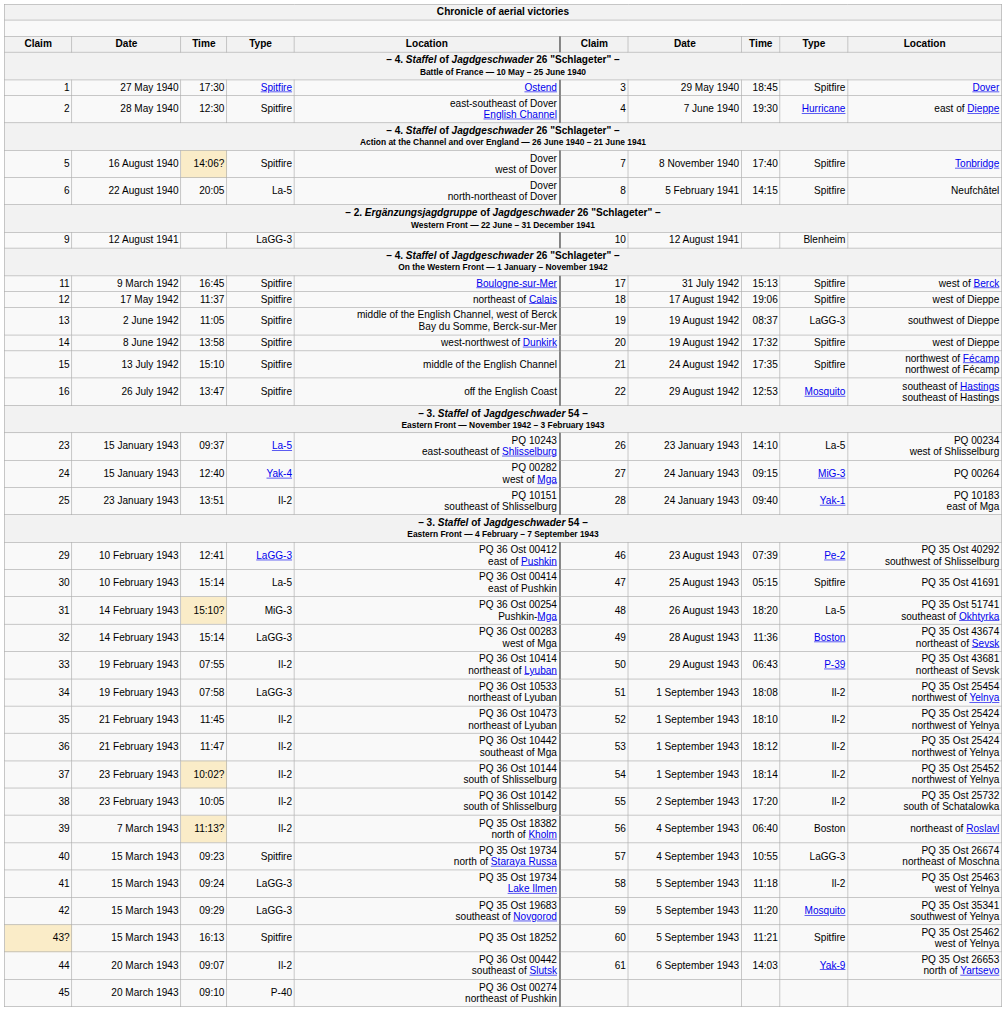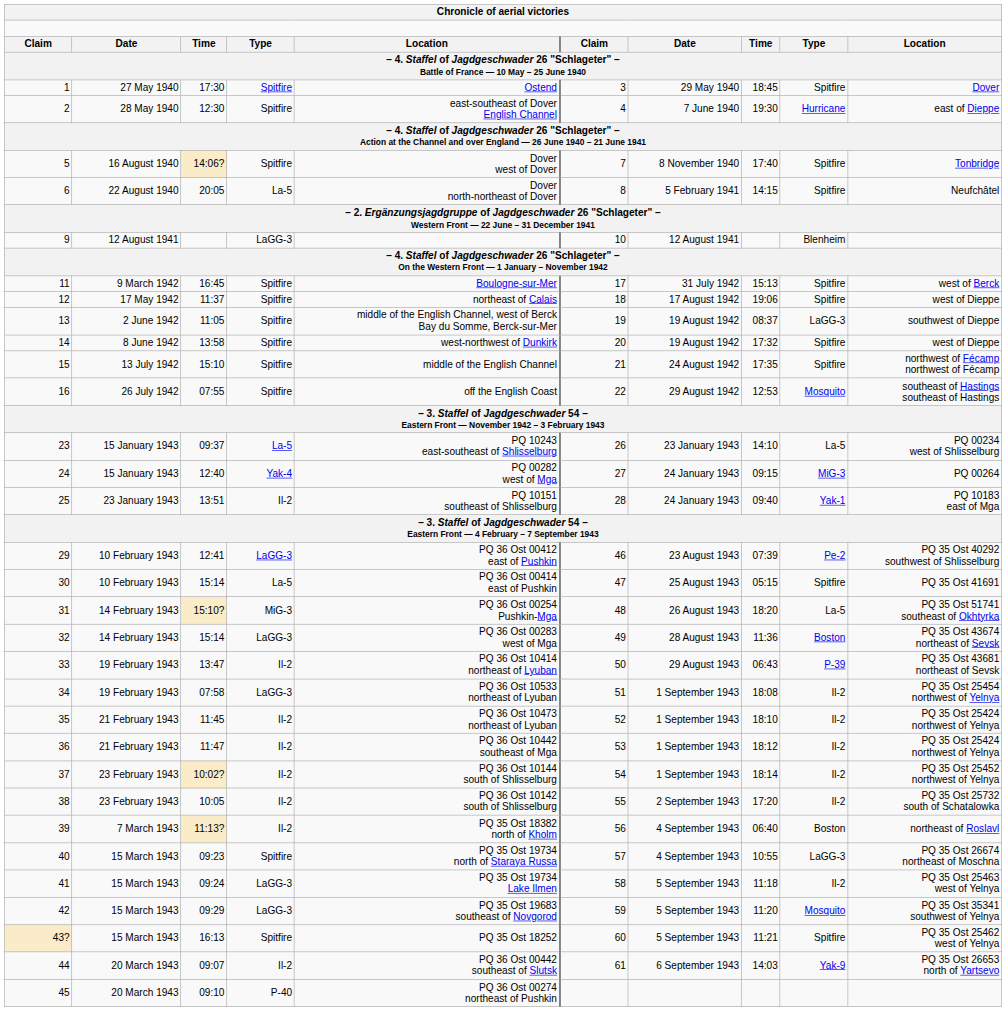(212, 391) 13:47 -> (212, 391) 07:55
(212, 665) 07:55 -> (212, 665) 13:47
